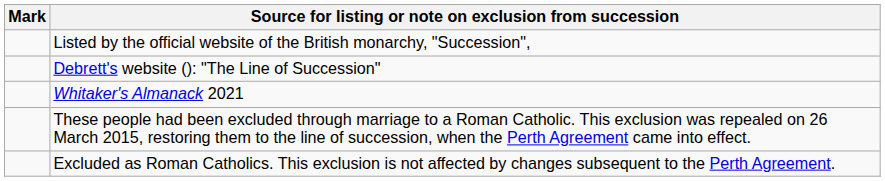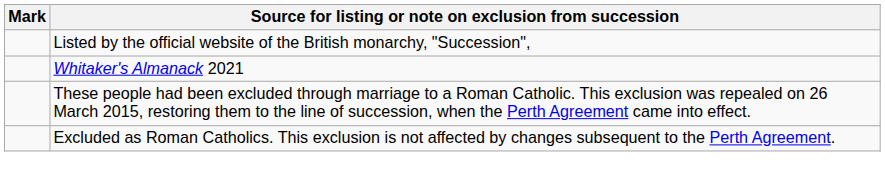- row: (217, 68)
